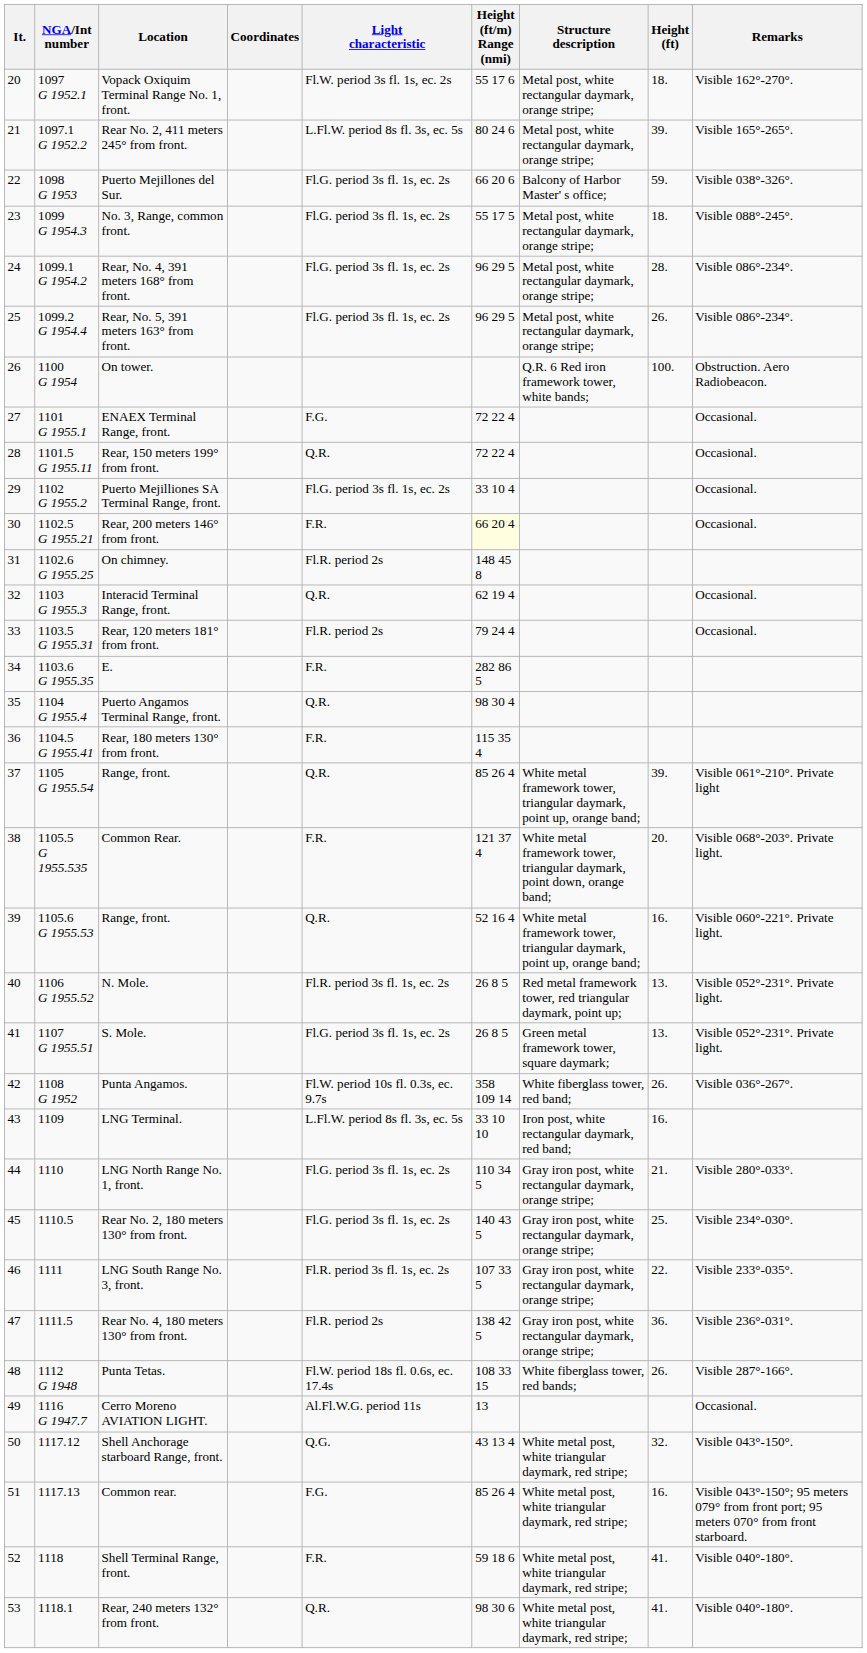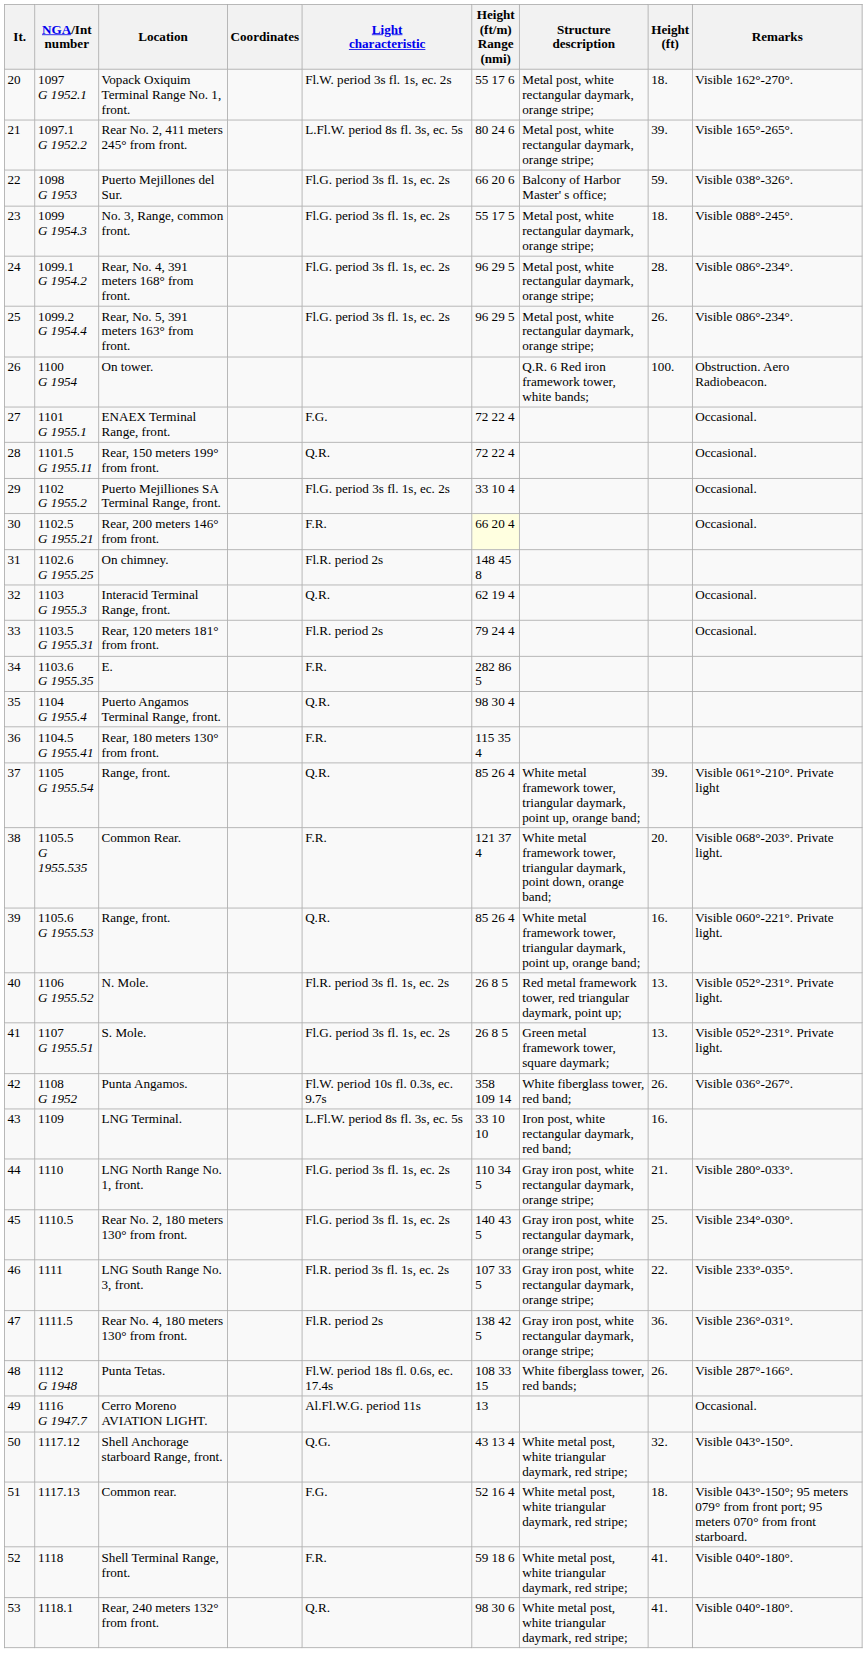(495, 918) 52 16 4 -> (495, 918) 85 26 4
(495, 1492) 85 26 4 -> (495, 1492) 52 16 4
(659, 1492) 16. -> (659, 1492) 18.
